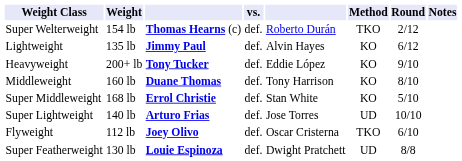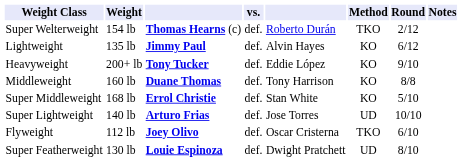(408, 81) 8/10 -> (408, 81) 8/8
(408, 150) 8/8 -> (408, 150) 8/10
